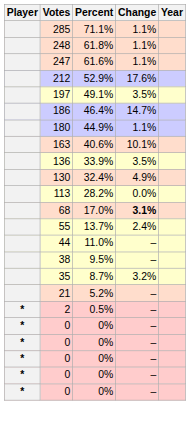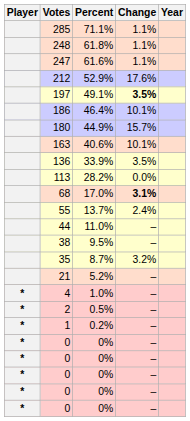(144, 95) normal -> (144, 95) bold
(141, 111) 14.7% -> (141, 111) 10.1%
(144, 128) 1.1% -> (141, 128) 15.7%
- row: (62, 177)
+ row: (67, 293)
+ row: (67, 326)
